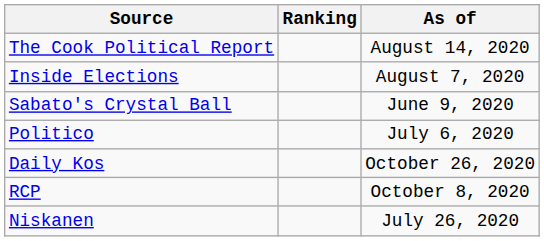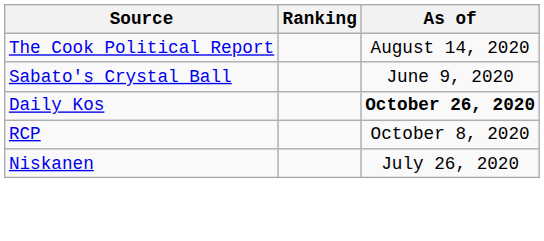- row: (94, 77)
- row: (51, 134)
(450, 163) normal -> (450, 106) bold
